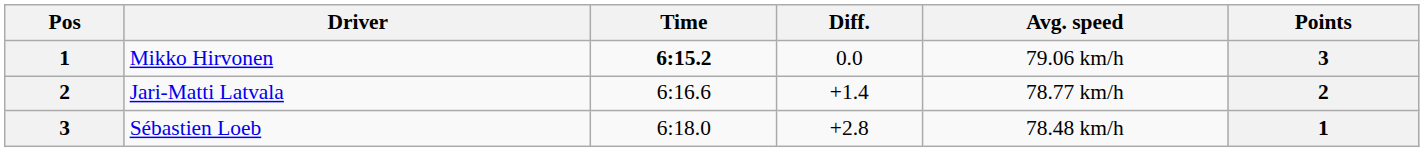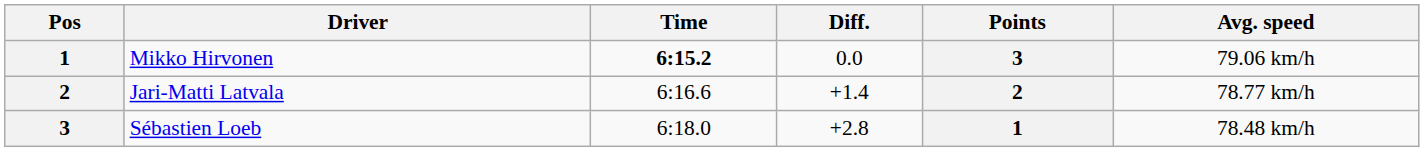columns swapped: (1075, 22) <-> (1323, 22)
